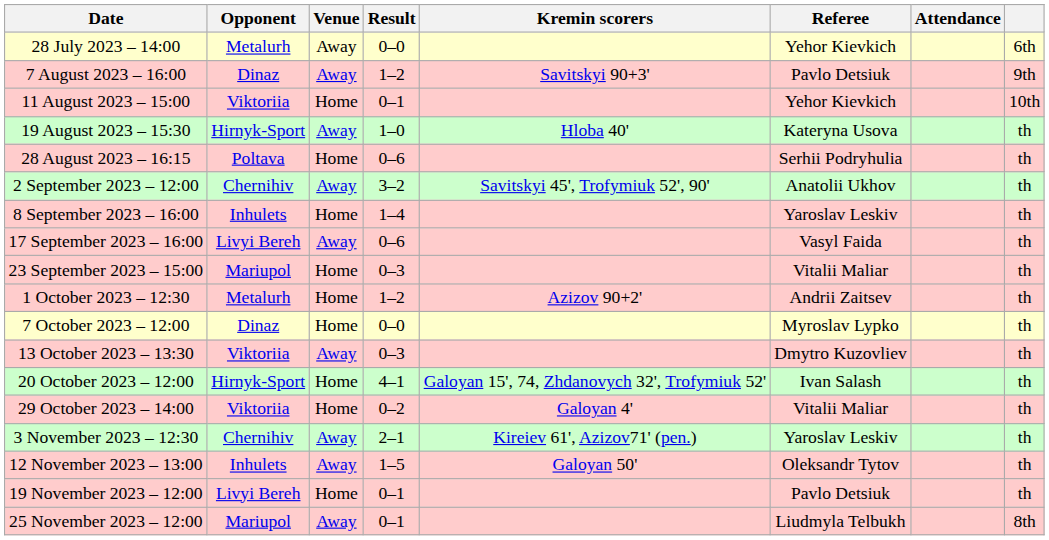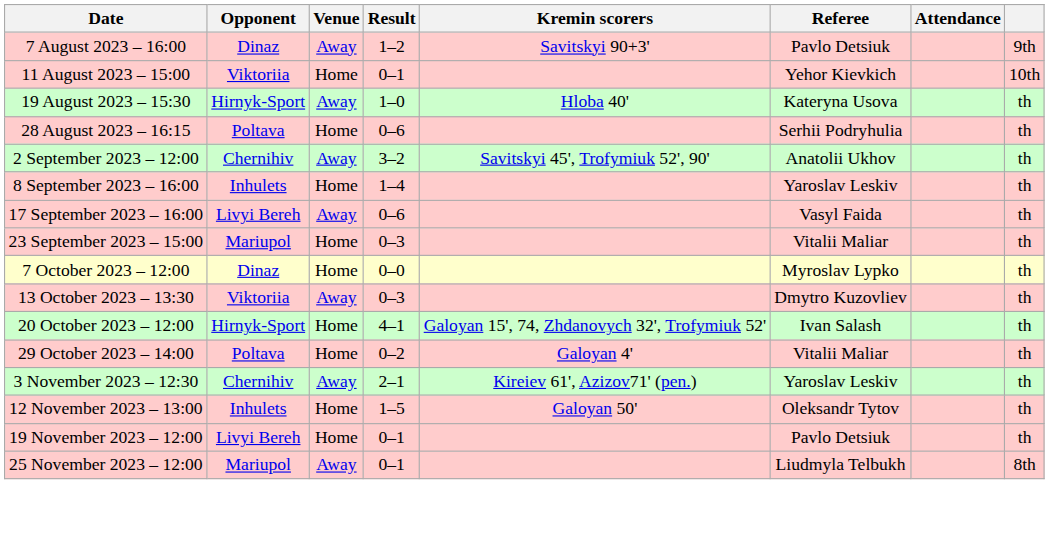- row: (106, 46)
- row: (106, 297)
(258, 409) Viktoriia -> (258, 353) Poltava
(336, 465) Away -> (336, 409) Home
